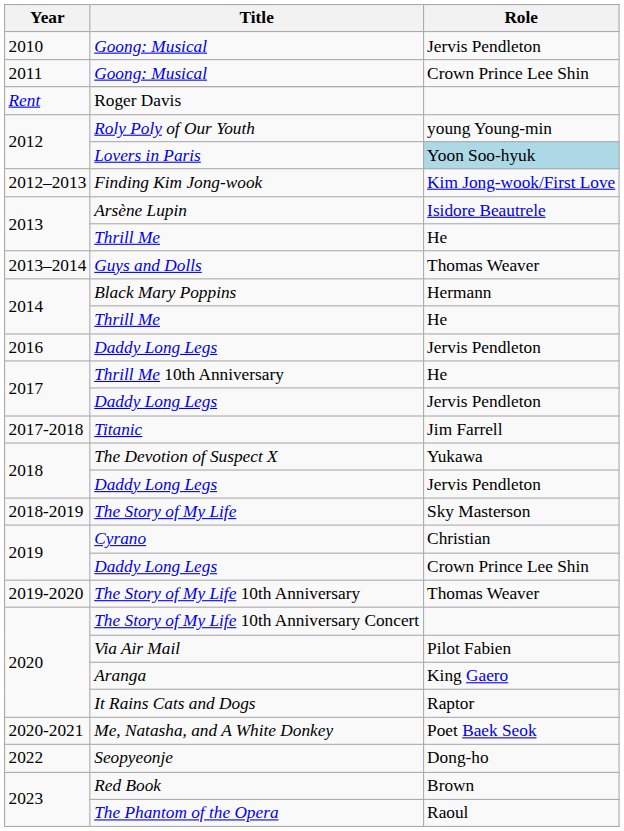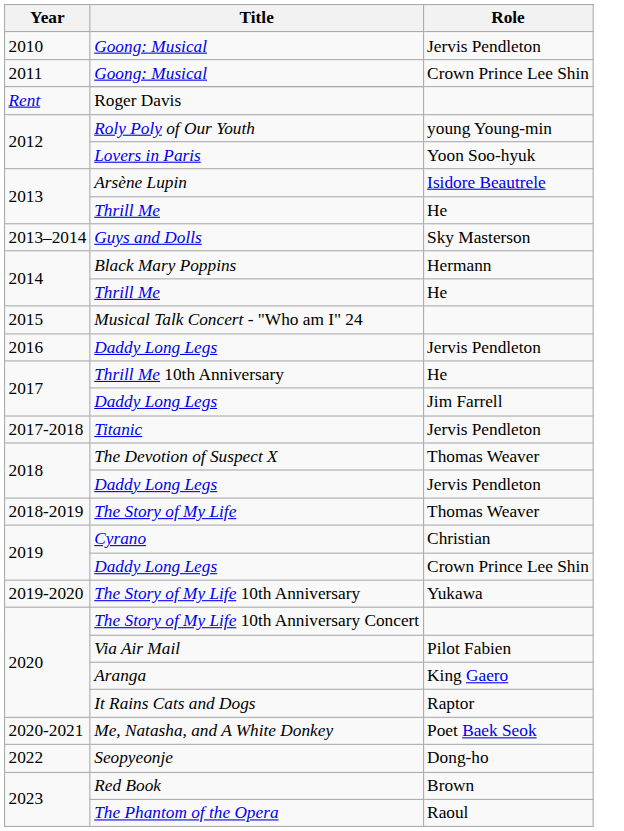(481, 155) lightblue background -> (481, 155) no background
- row: (47, 182)
(483, 264) Thomas Weaver -> (479, 237) Sky Masterson
+ row: (26, 319)
(484, 401) Jervis Pendleton -> (465, 401) Jim Farrell
(465, 429) Jim Farrell -> (484, 429) Jervis Pendleton
(455, 456) Yukawa -> (483, 456) Thomas Weaver
(479, 511) Sky Masterson -> (483, 511) Thomas Weaver
(483, 593) Thomas Weaver -> (455, 593) Yukawa
